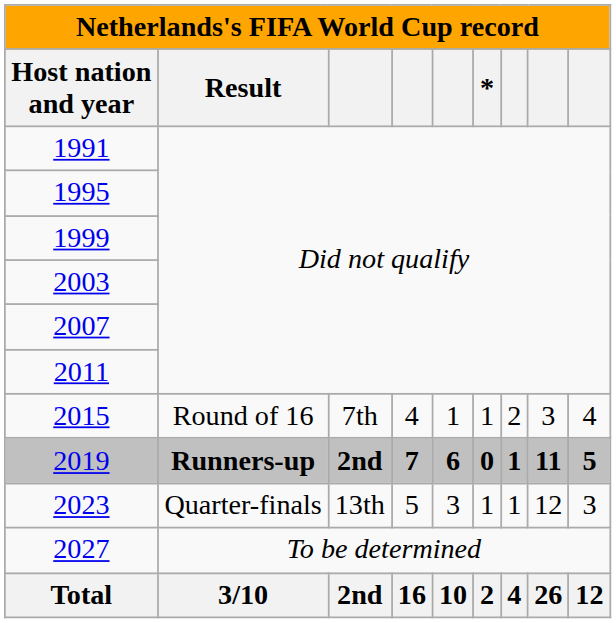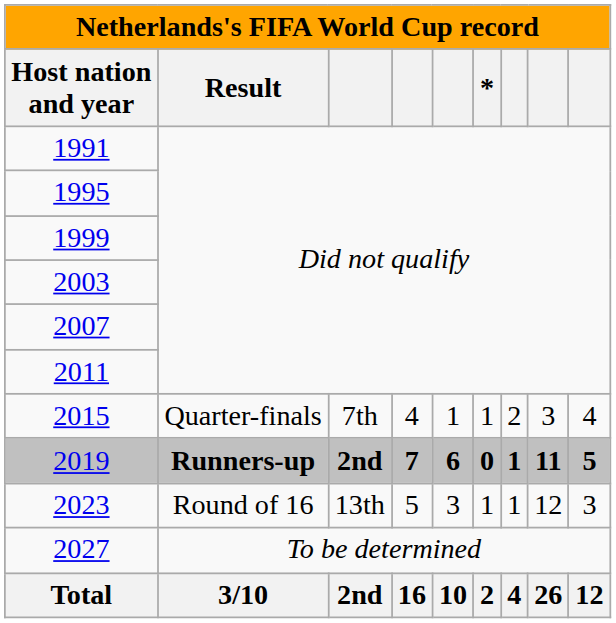(243, 415) Round of 16 -> (243, 415) Quarter-finals
(243, 505) Quarter-finals -> (243, 505) Round of 16
